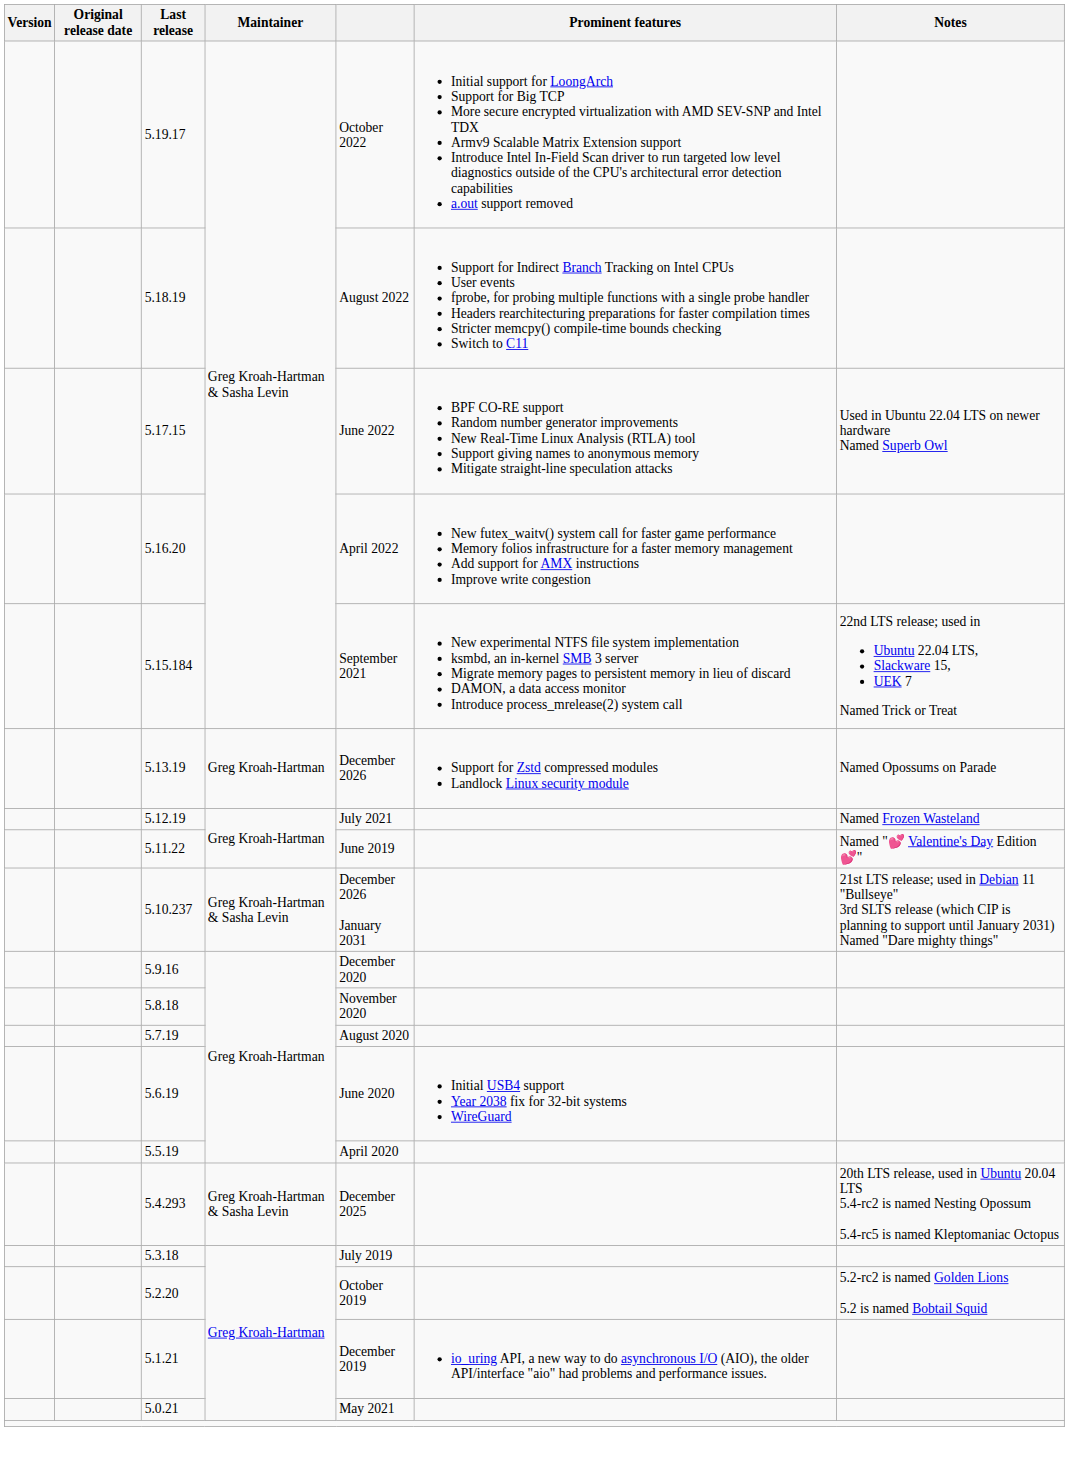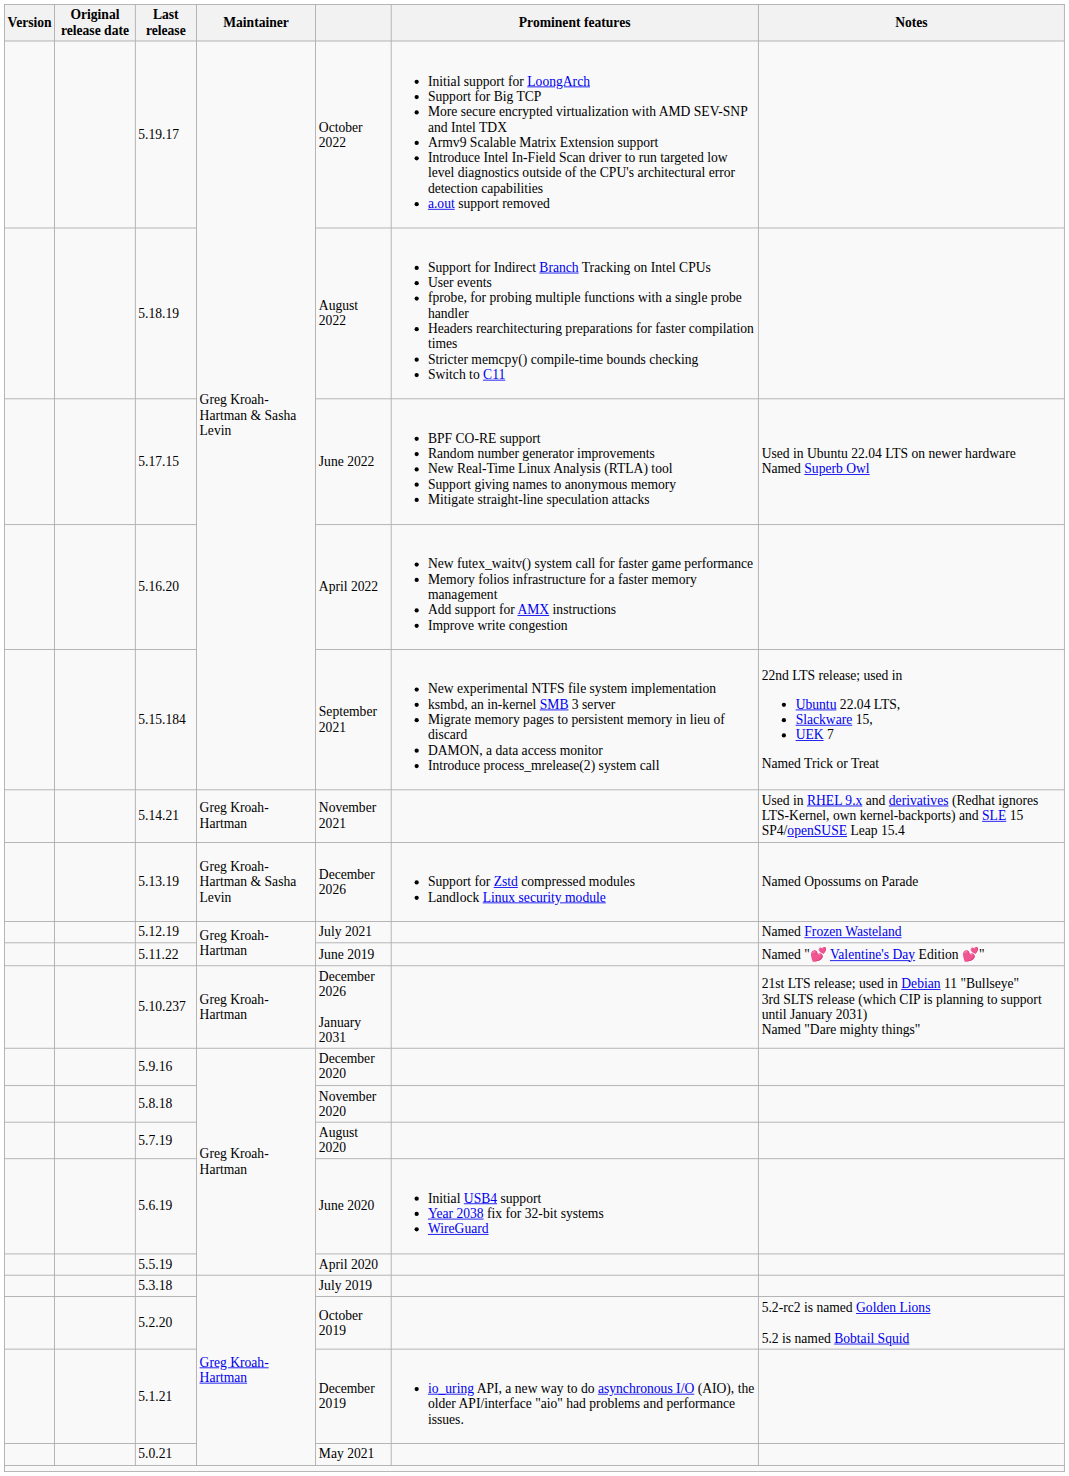+ row: (159, 816)
(266, 768) Greg Kroah-Hartman -> (248, 881) Greg Kroah-Hartman & Sasha Levin
(266, 909) Greg Kroah-Hartman & Sasha Levin -> (234, 1007) Greg Kroah-Hartman
- row: (165, 1204)
